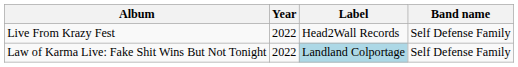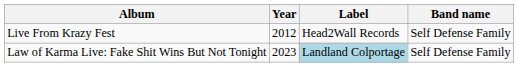(284, 33) 2022 -> (284, 33) 2012
(284, 52) 2022 -> (284, 52) 2023
